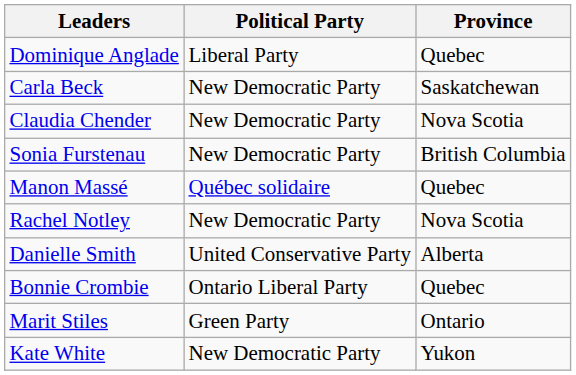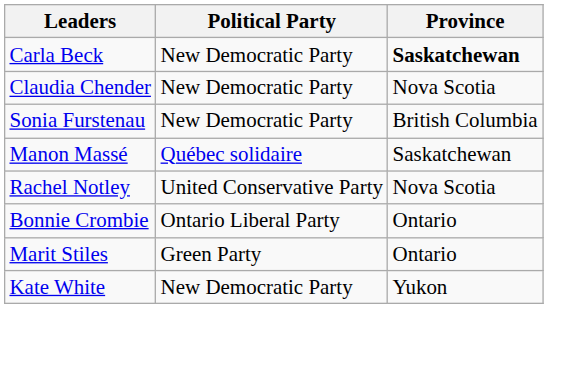- row: (94, 54)
(480, 87) normal -> (456, 54) bold
(453, 187) Quebec -> (452, 154) Saskatchewan
(285, 220) New Democratic Party -> (272, 187) United Conservative Party
- row: (73, 253)
(453, 287) Quebec -> (425, 220) Ontario
